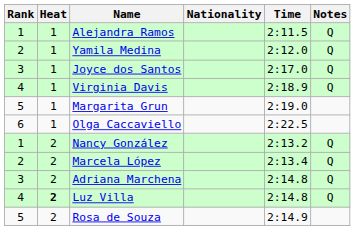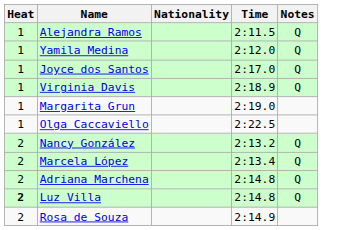- column: (21, 14)
